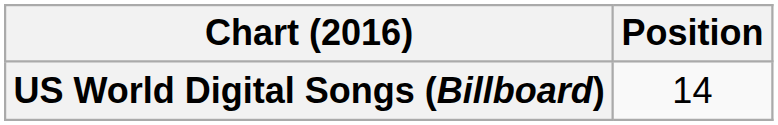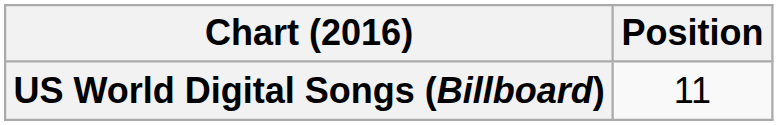(692, 90) 14 -> (692, 90) 11
